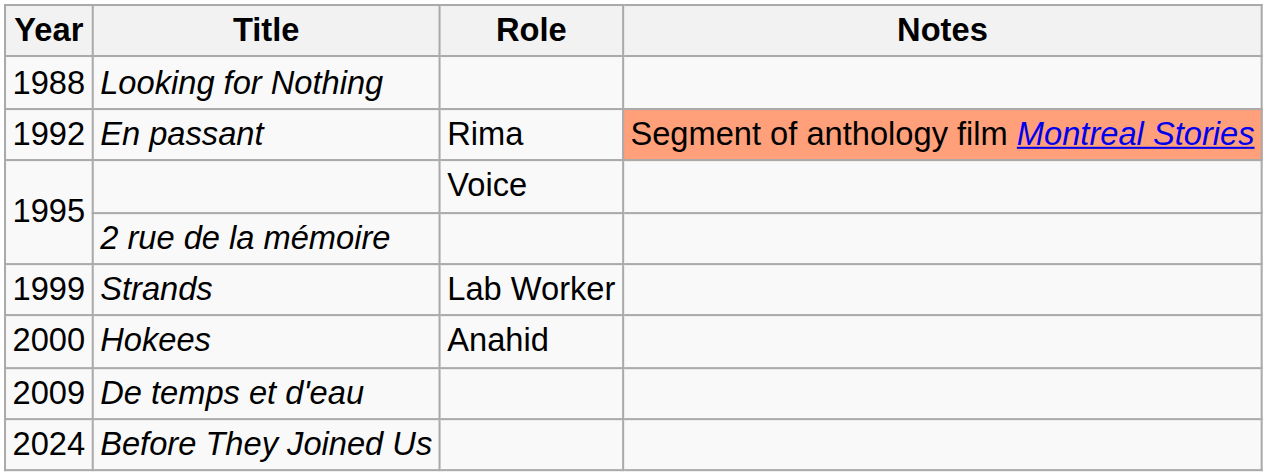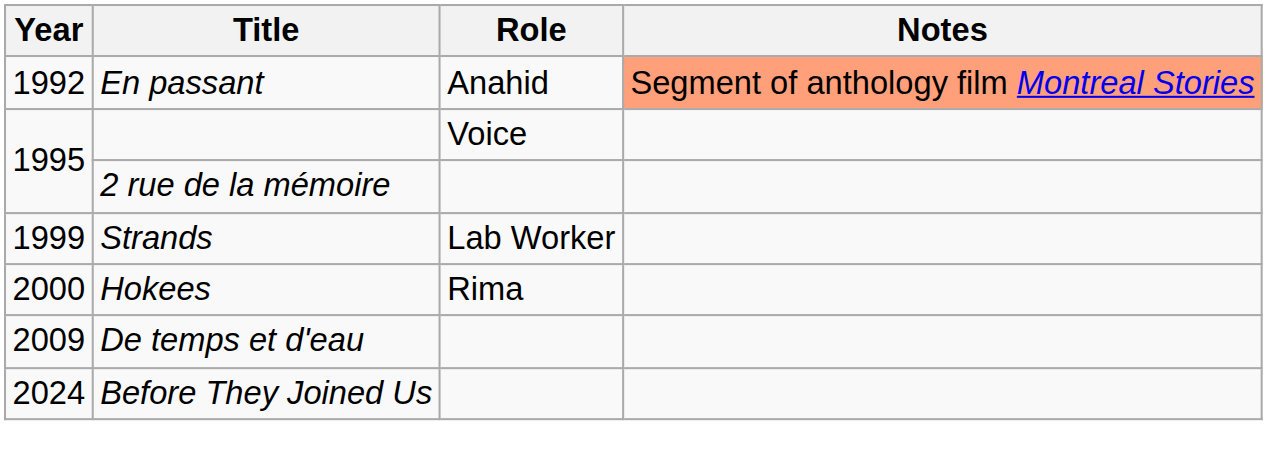- row: (242, 82)
(485, 133) Rima -> (498, 82) Anahid
(498, 340) Anahid -> (485, 289) Rima
